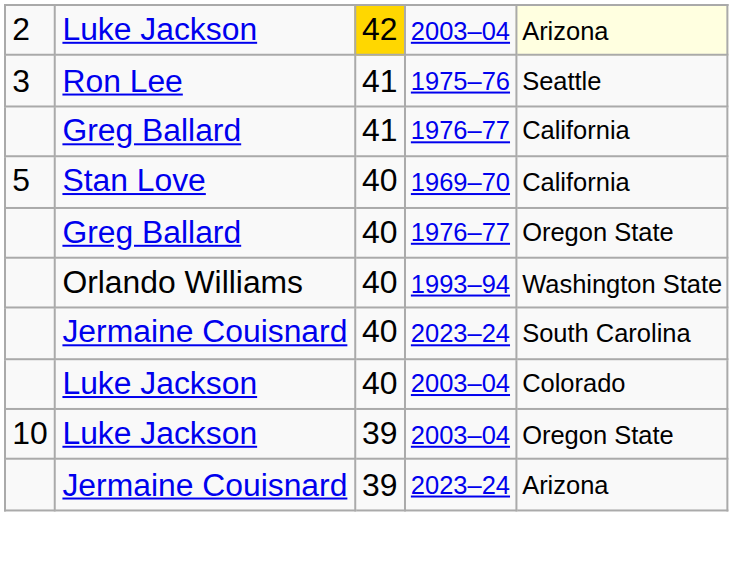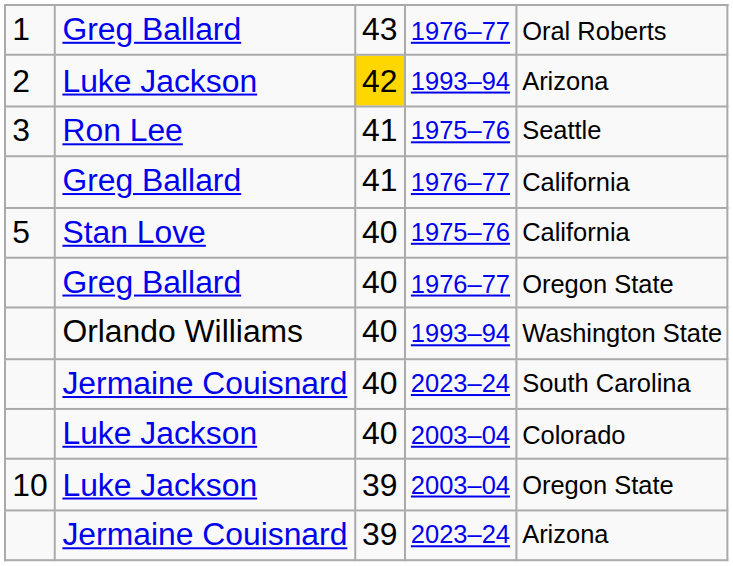+ row: (21, 29)
(460, 30) 2003–04 -> (460, 81) 1993–94
(565, 30) lightyellow background -> (565, 81) no background
(460, 182) 1969–70 -> (460, 232) 1975–76
